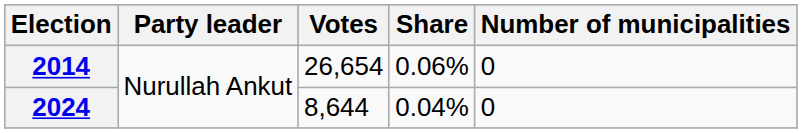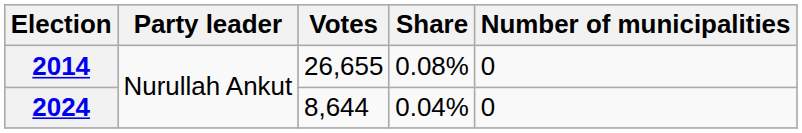(344, 66) 26,654 -> (344, 66) 26,655
(432, 66) 0.06% -> (432, 66) 0.08%
